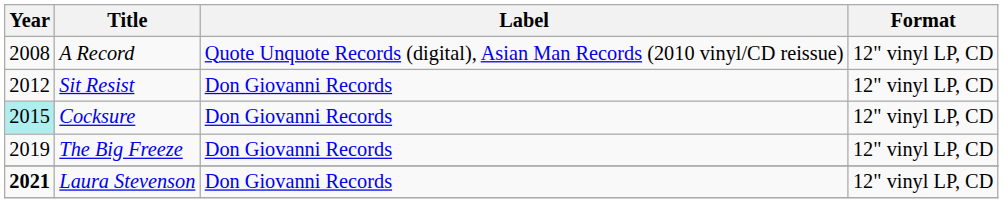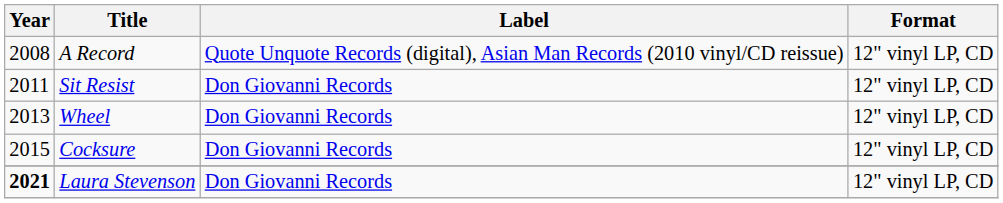(30, 85) 2012 -> (29, 85) 2011
+ row: (85, 117)
(30, 117) paleturquoise background -> (30, 149) no background
- row: (121, 149)
